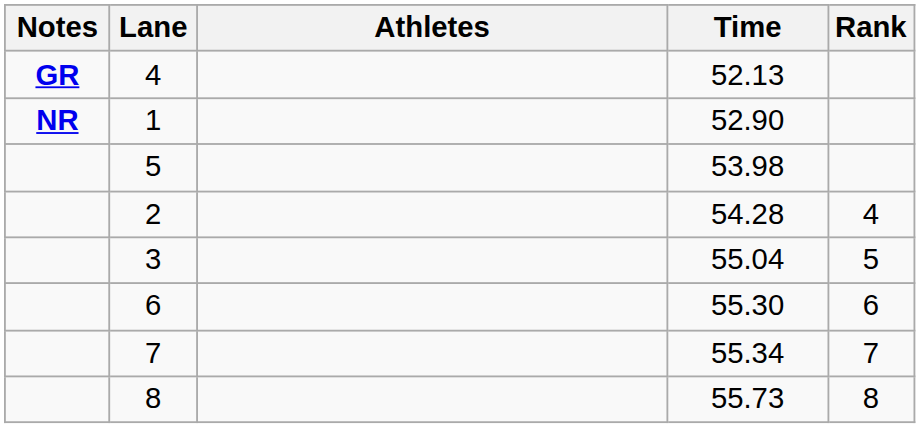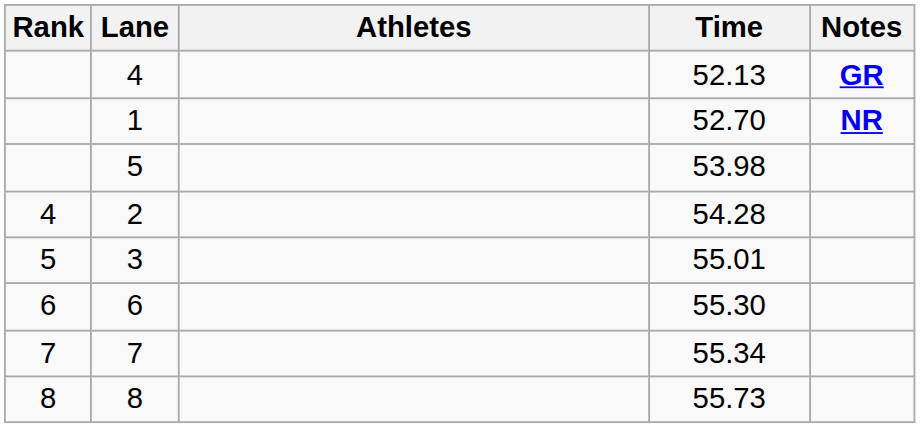columns swapped: (871, 27) <-> (57, 27)
(748, 120) 52.90 -> (729, 120) 52.70
(748, 259) 55.04 -> (729, 259) 55.01
